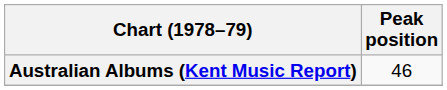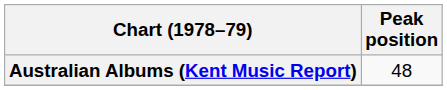(402, 70) 46 -> (402, 70) 48
